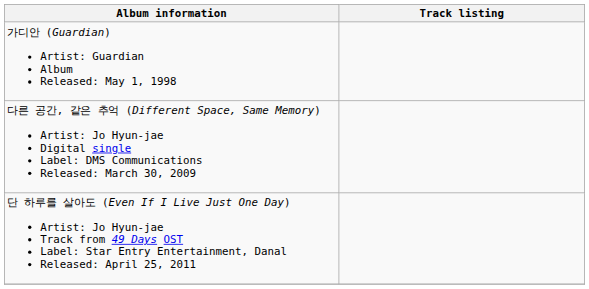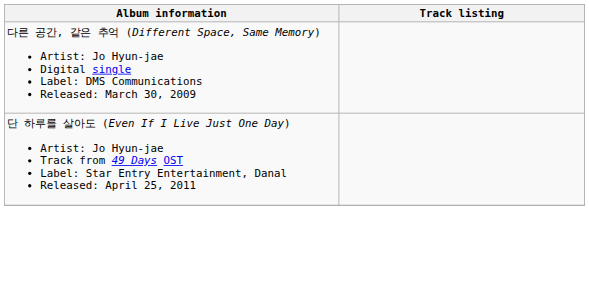- row: (172, 57)
